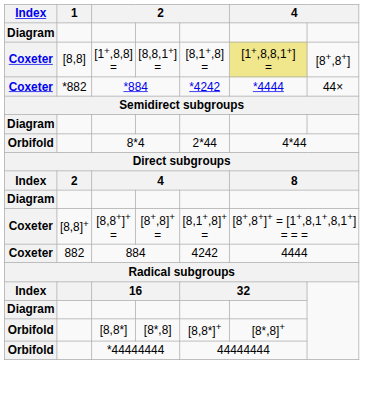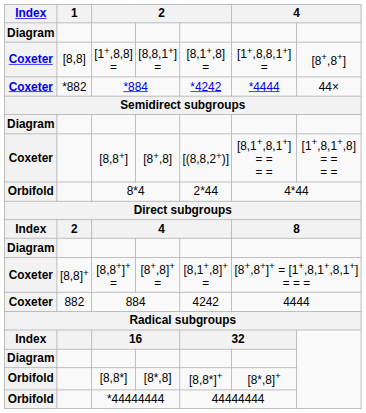(268, 59) khaki background -> (264, 59) no background
+ row: (114, 157)
